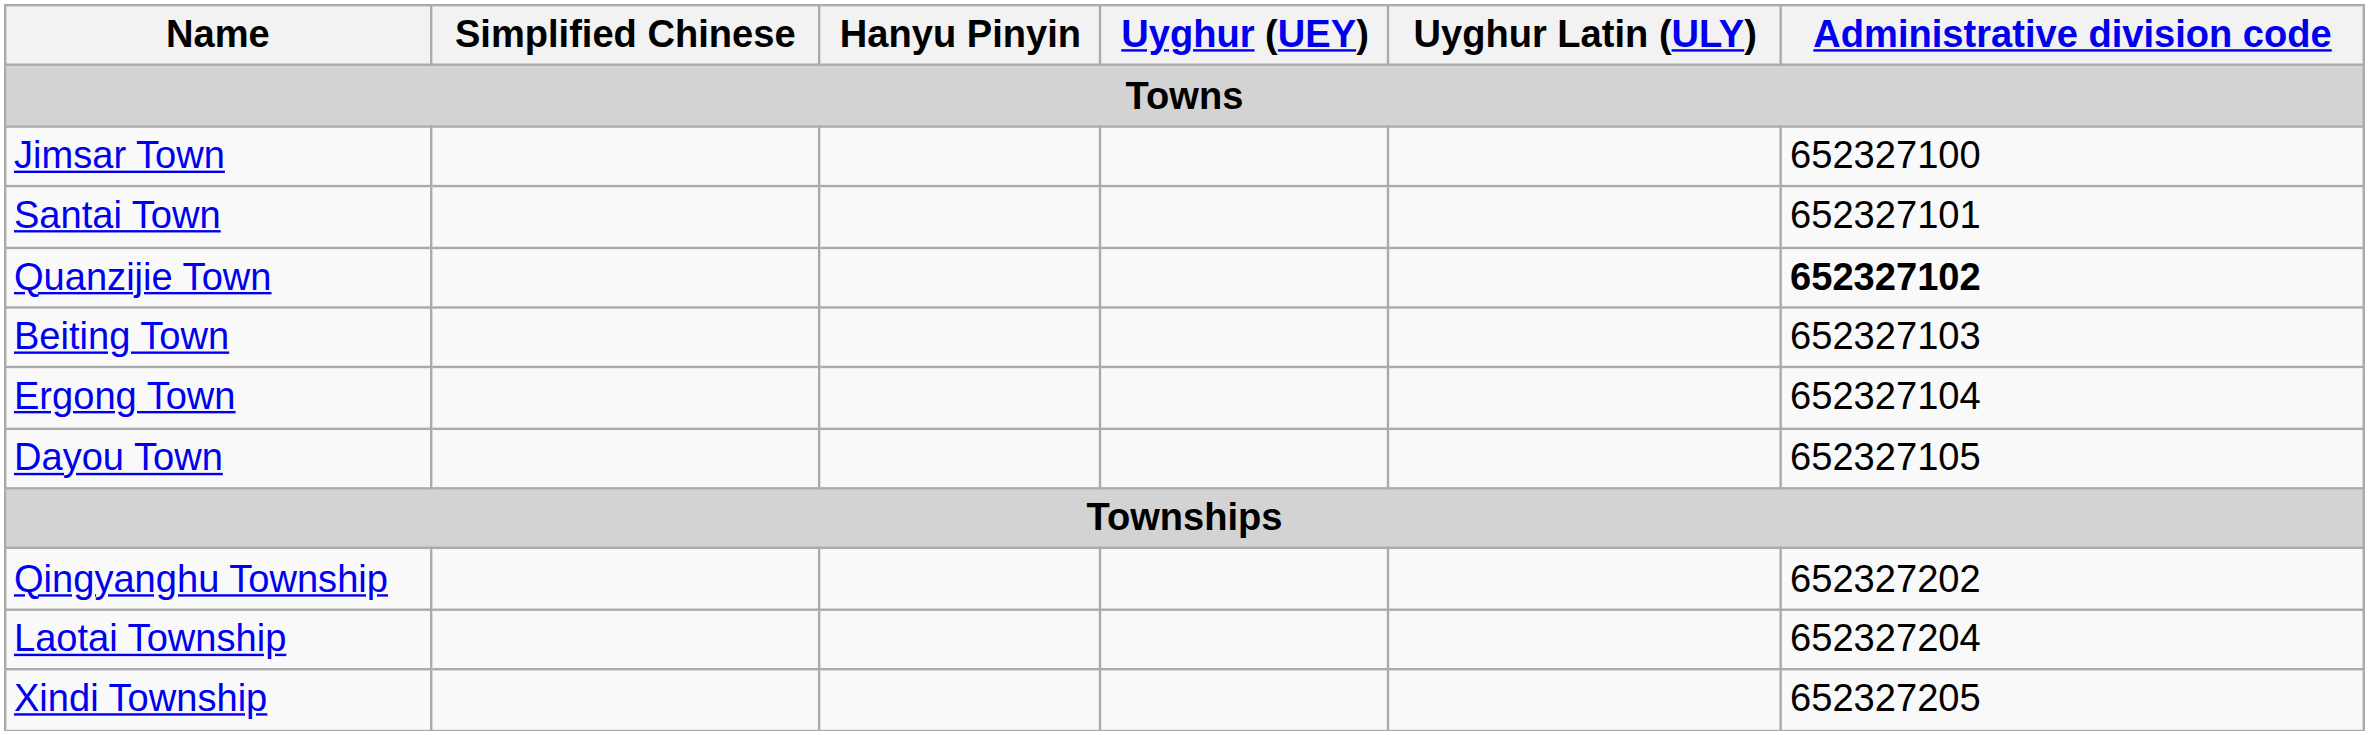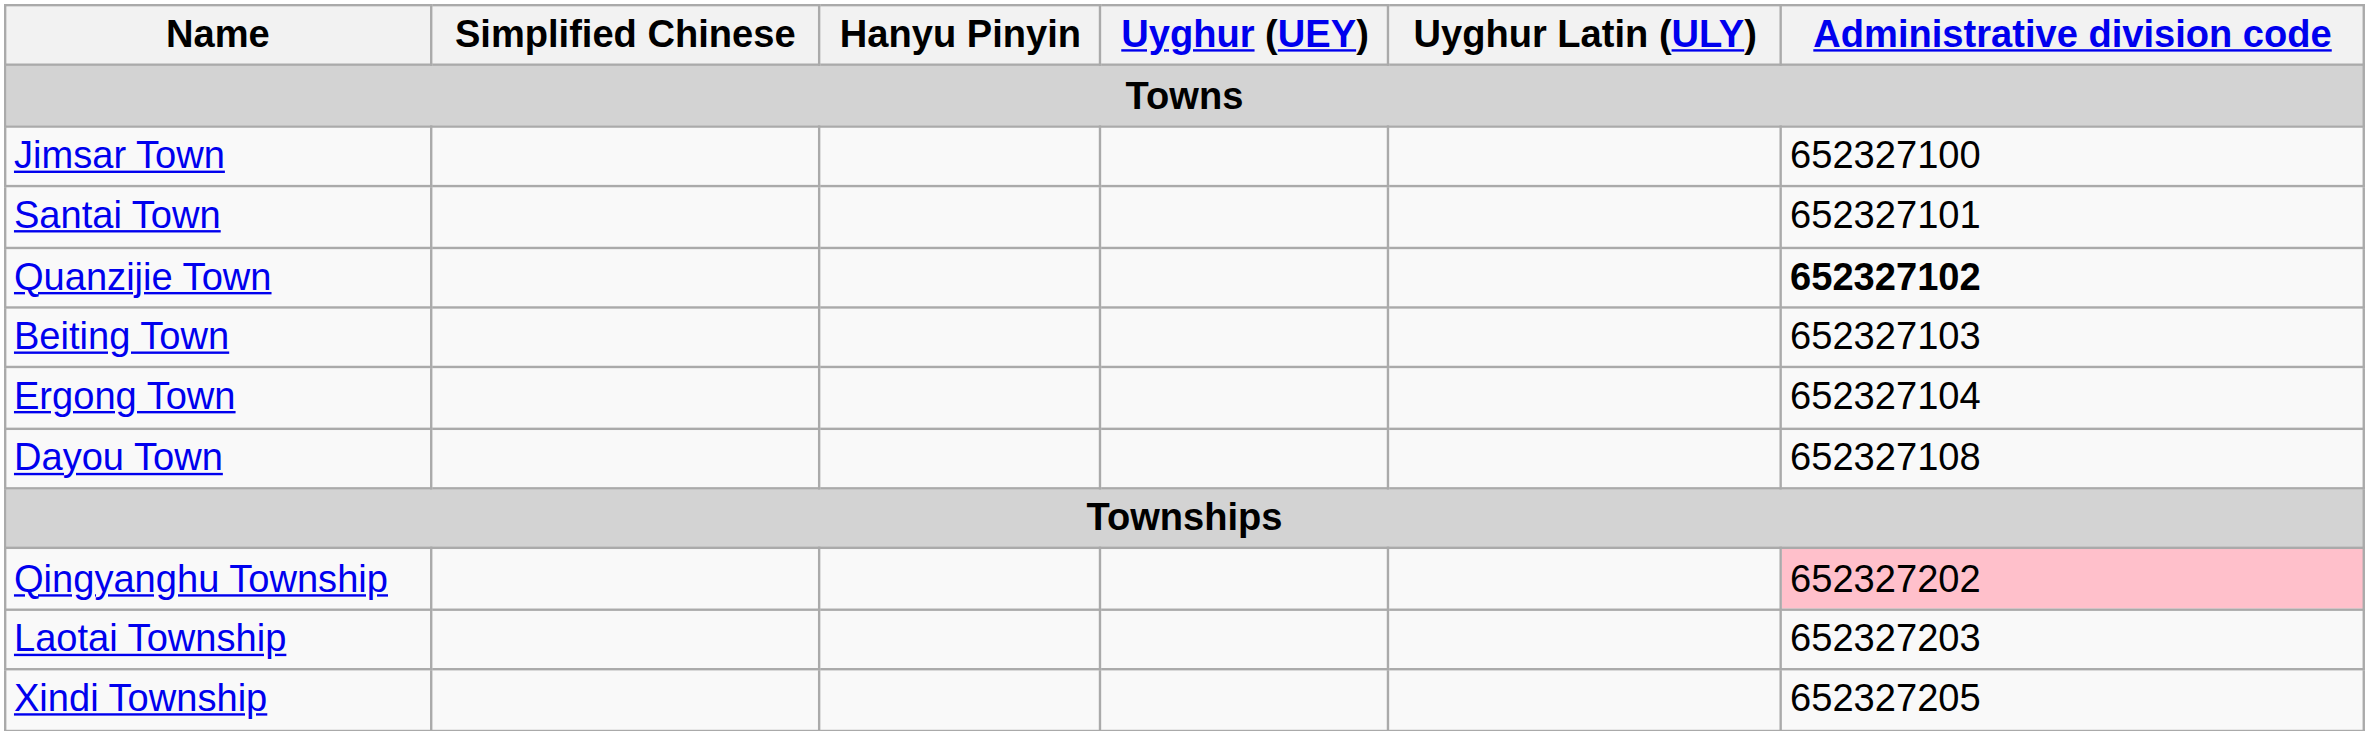(1885, 457) 652327105 -> (1885, 457) 652327108
(1885, 578) no background -> (1885, 578) pink background
(1885, 638) 652327204 -> (1885, 638) 652327203
